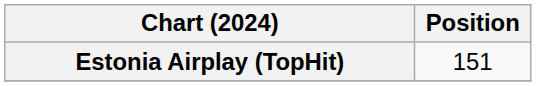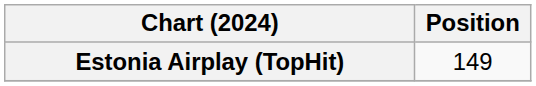(473, 61) 151 -> (473, 61) 149
